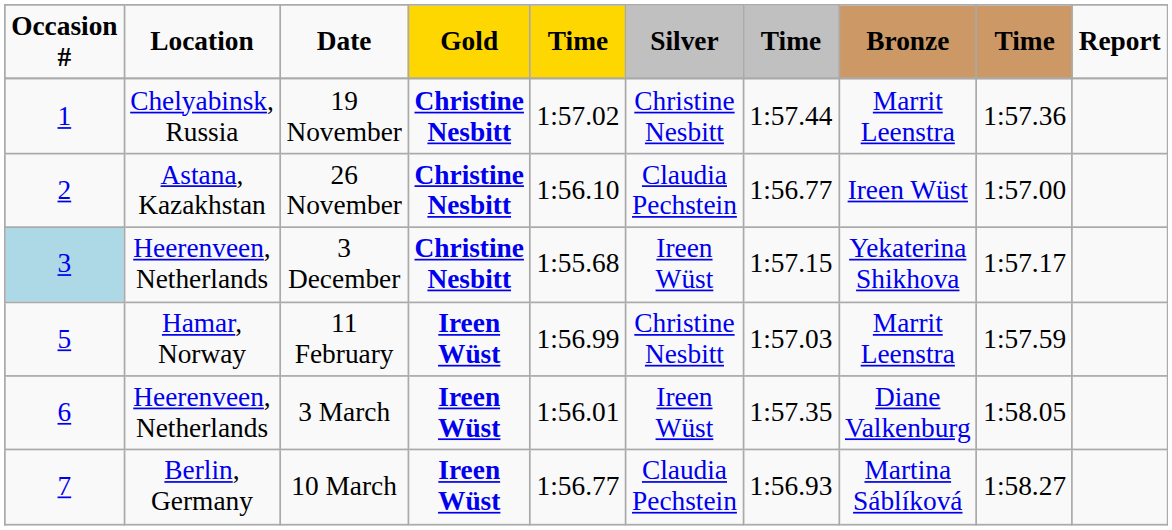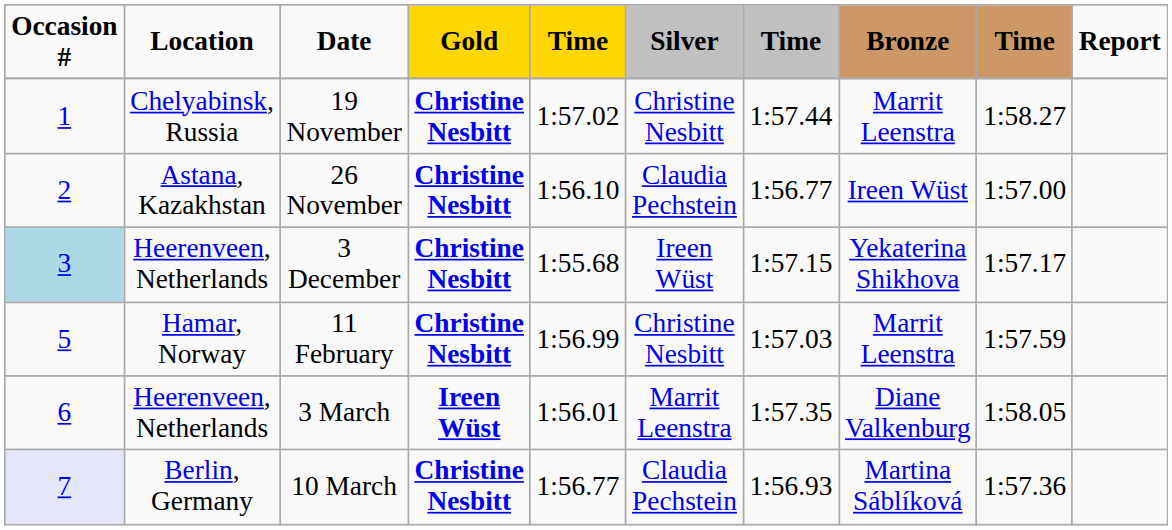(1025, 115) 1:57.36 -> (1025, 115) 1:58.27
(469, 338) Ireen Wüst -> (469, 338) Christine Nesbitt
(684, 412) Ireen Wüst -> (684, 412) Marrit Leenstra
(64, 486) no background -> (64, 486) lavender background
(469, 486) Ireen Wüst -> (469, 486) Christine Nesbitt
(1025, 486) 1:58.27 -> (1025, 486) 1:57.36
